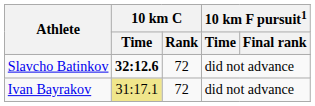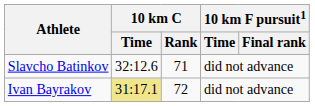(137, 66) bold -> (136, 66) normal
(182, 66) 72 -> (181, 66) 71
